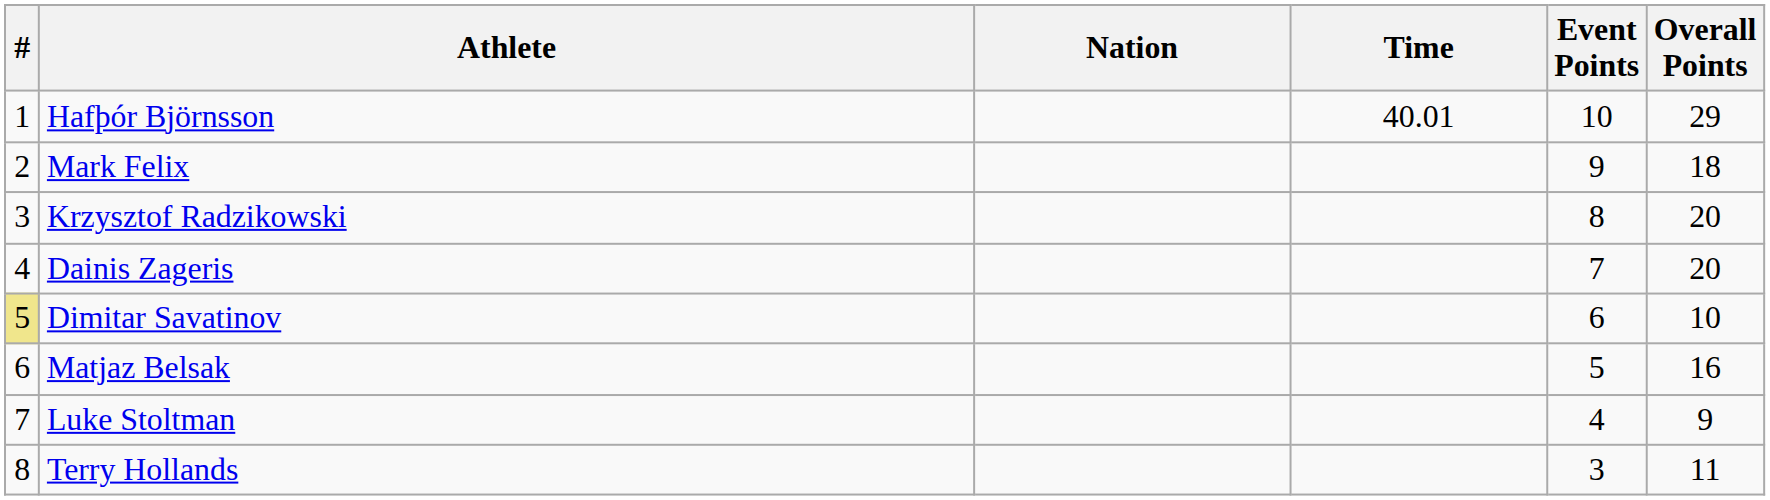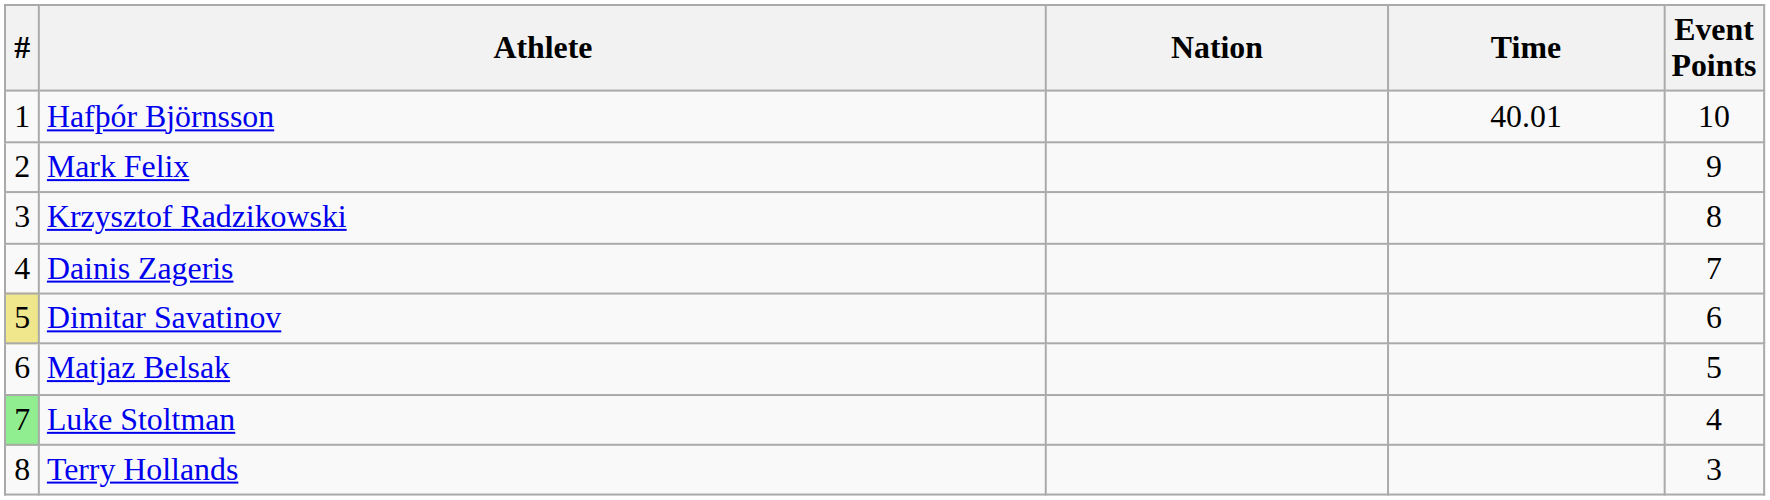- column: (1705, 47)
(22, 419) no background -> (22, 419) lightgreen background
